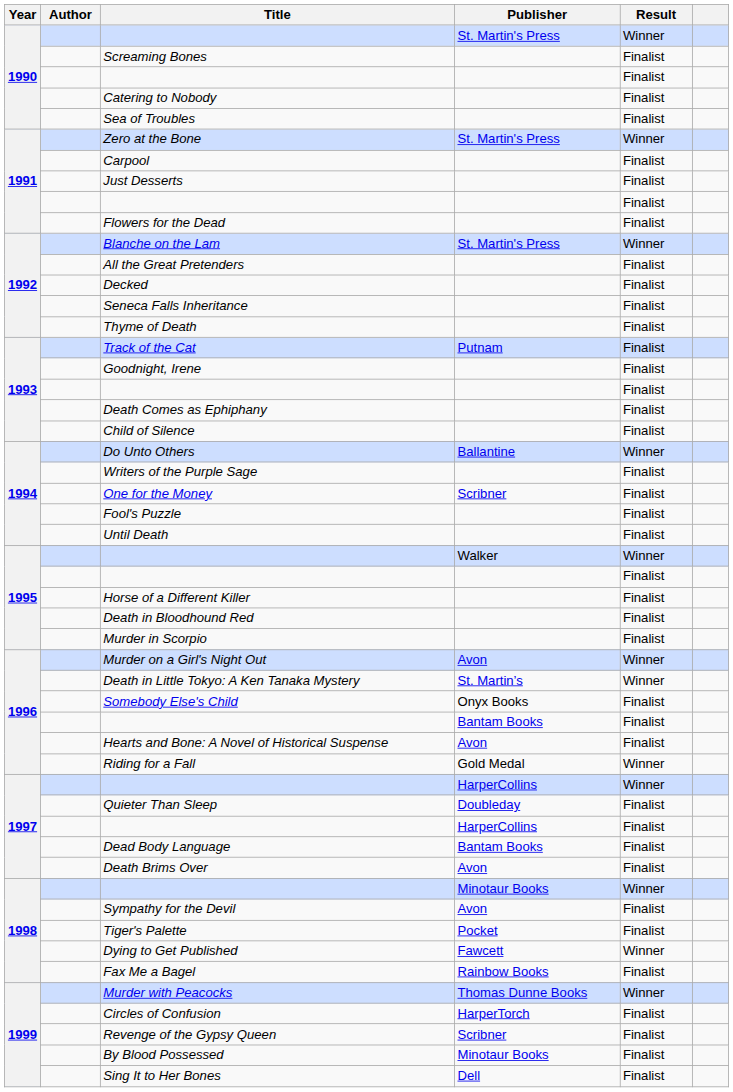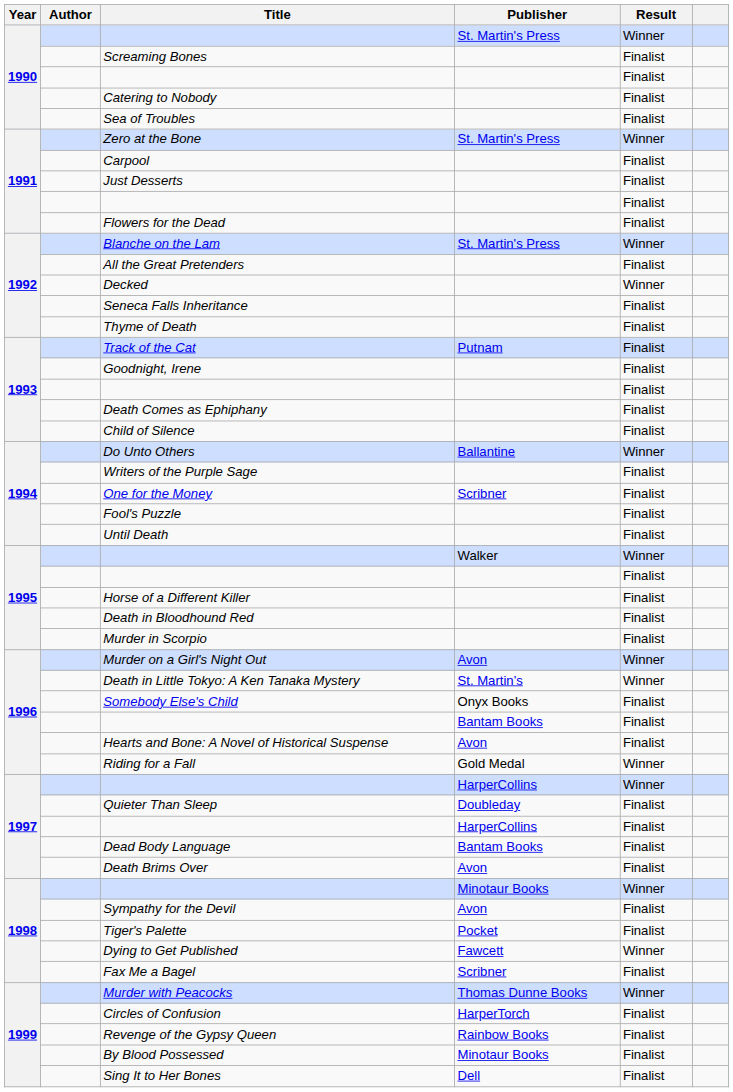(644, 285) Finalist -> (644, 285) Winner
(503, 972) Rainbow Books -> (482, 972) Scribner
(482, 1034) Scribner -> (503, 1034) Rainbow Books
